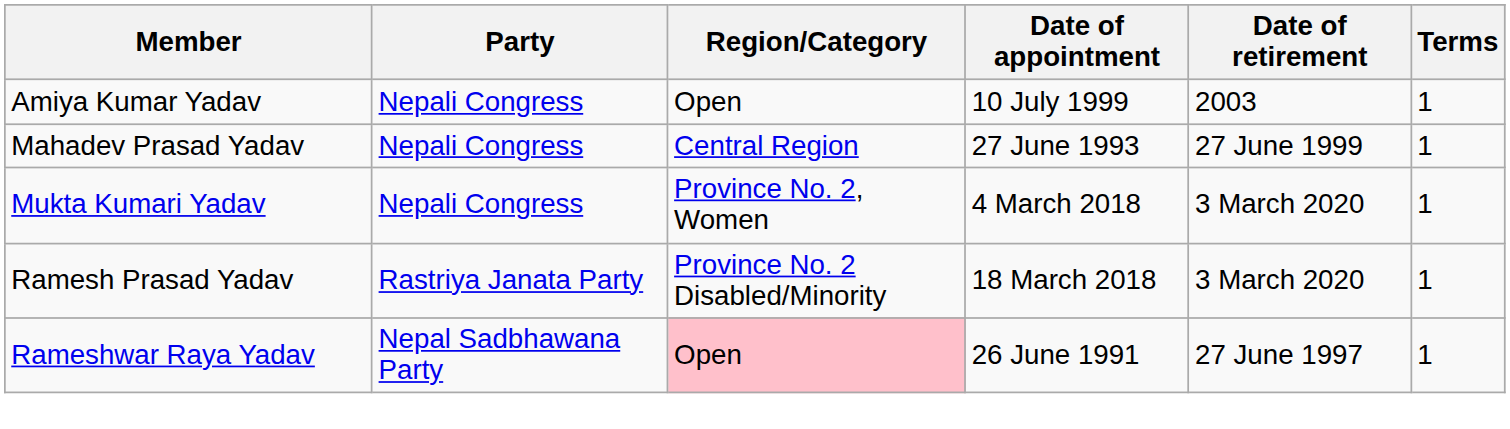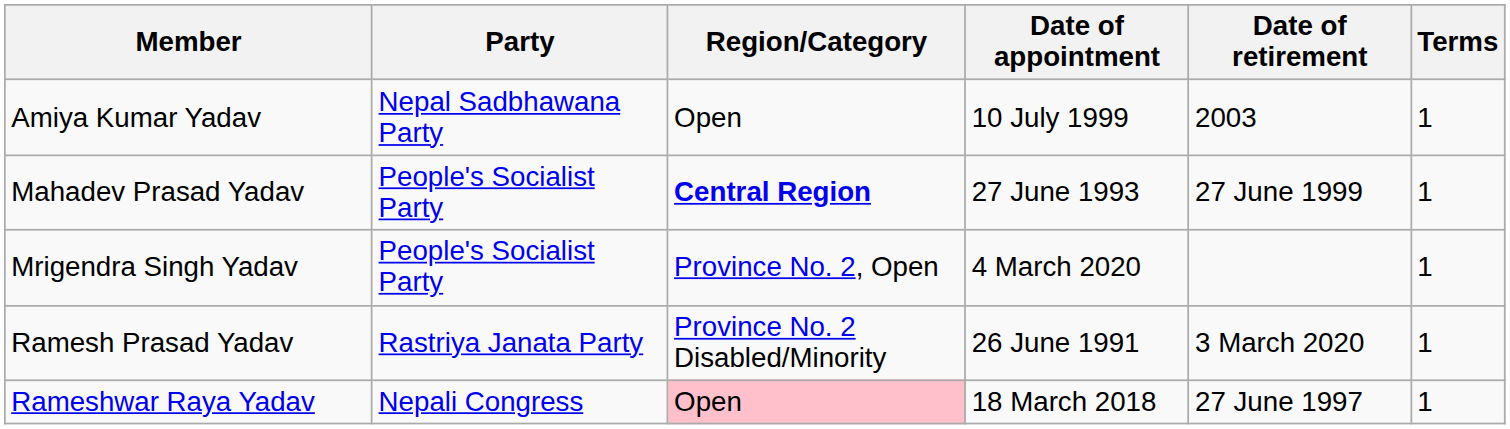(481, 101) Nepali Congress -> (499, 117) Nepal Sadbhawana Party
(481, 145) Nepali Congress -> (487, 192) People's Socialist Party
(766, 145) normal -> (773, 192) bold
+ row: (155, 267)
- row: (138, 204)
(1064, 279) 18 March 2018 -> (1056, 342) 26 June 1991
(499, 354) Nepal Sadbhawana Party -> (481, 401) Nepali Congress
(1056, 354) 26 June 1991 -> (1064, 401) 18 March 2018
